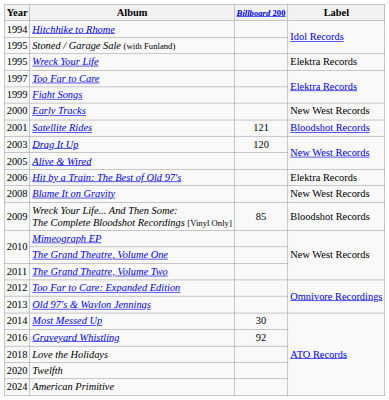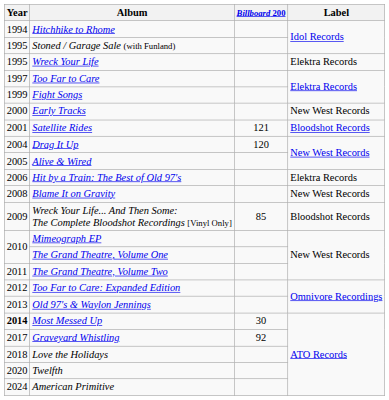(17, 144) 2003 -> (17, 144) 2004
(17, 321) normal -> (17, 321) bold
(17, 337) 2016 -> (17, 337) 2017
